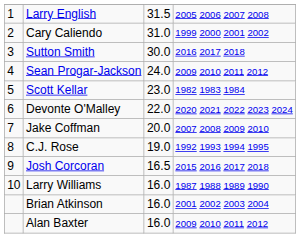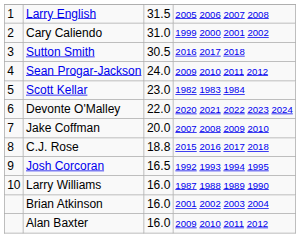(159, 52) 30.0 -> (159, 52) 30.5
(159, 147) 19.0 -> (159, 147) 18.8
(222, 147) 1992 1993 1994 1995 -> (222, 147) 2015 2016 2017 2018
(222, 166) 2015 2016 2017 2018 -> (222, 166) 1992 1993 1994 1995
